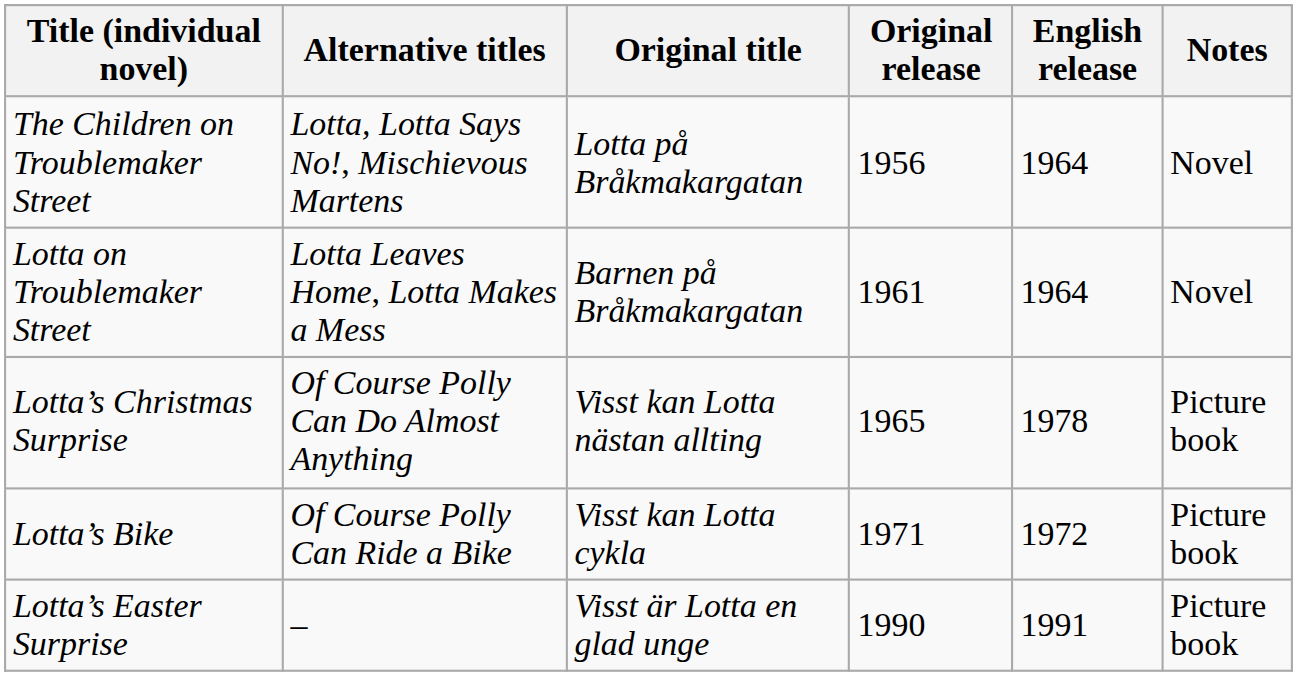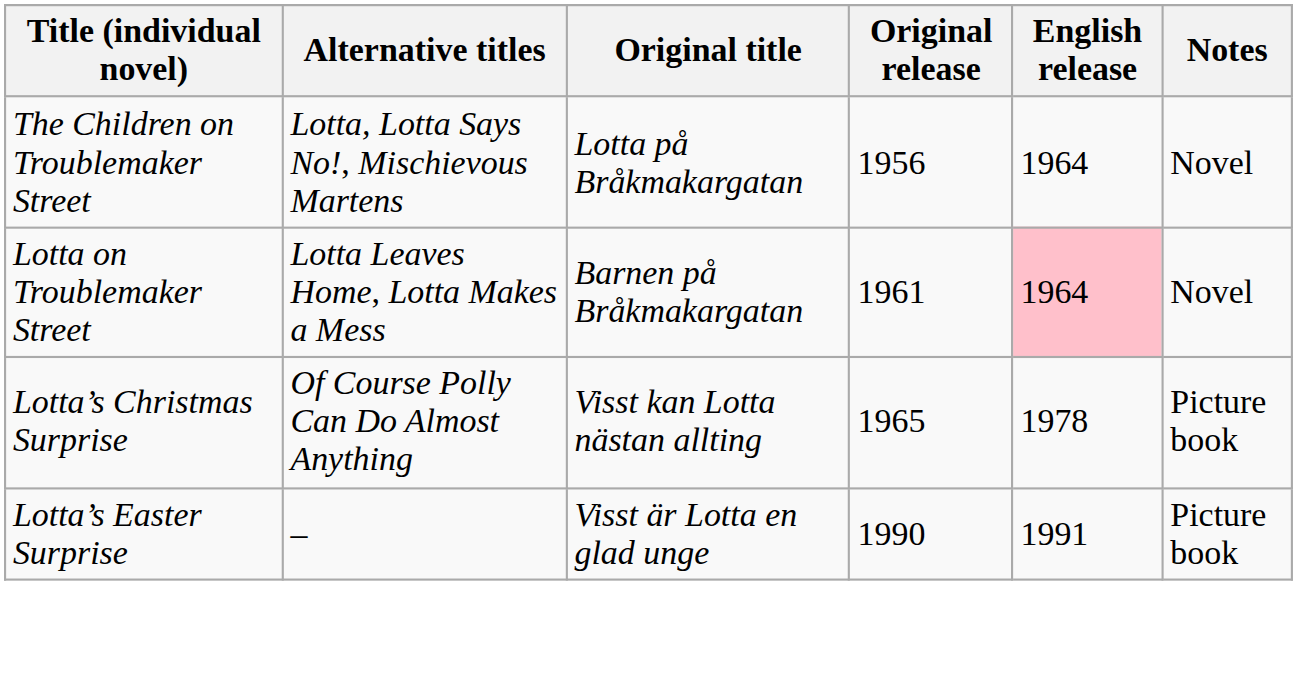(1054, 291) no background -> (1054, 291) pink background
- row: (93, 532)
